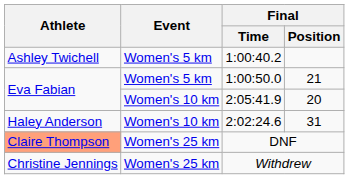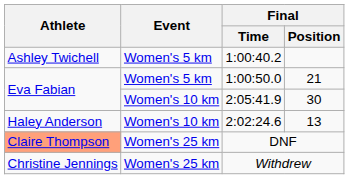(314, 100) 20 -> (314, 100) 30
(314, 121) 31 -> (314, 121) 13
